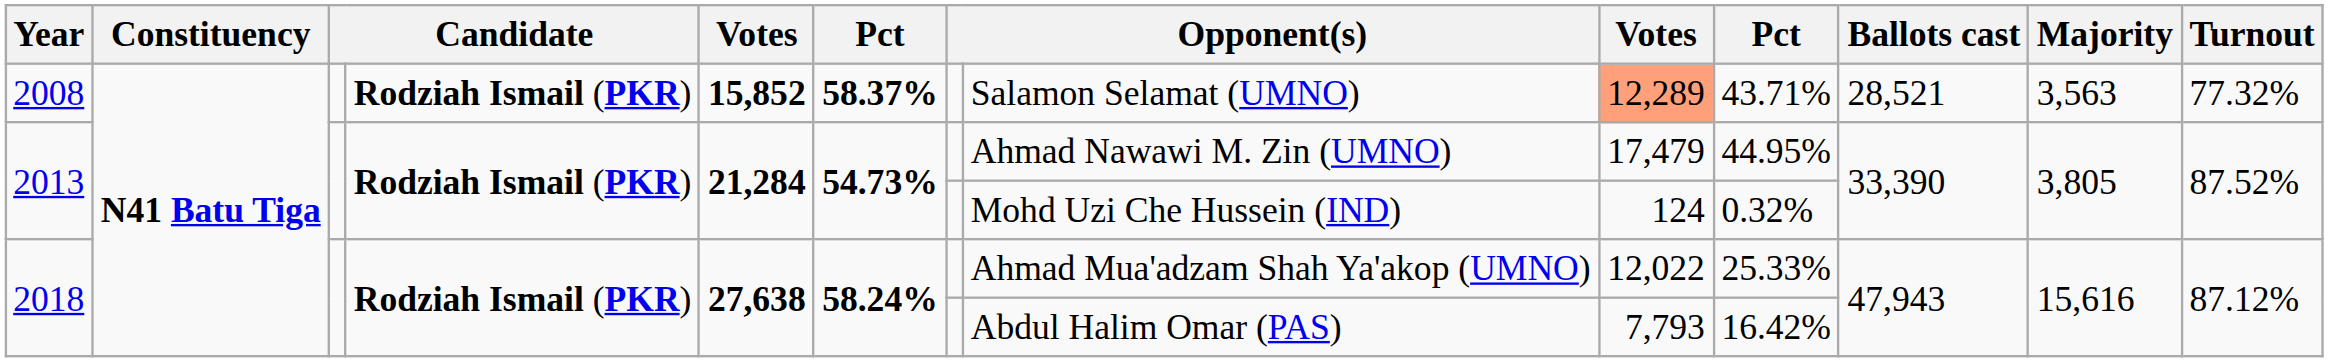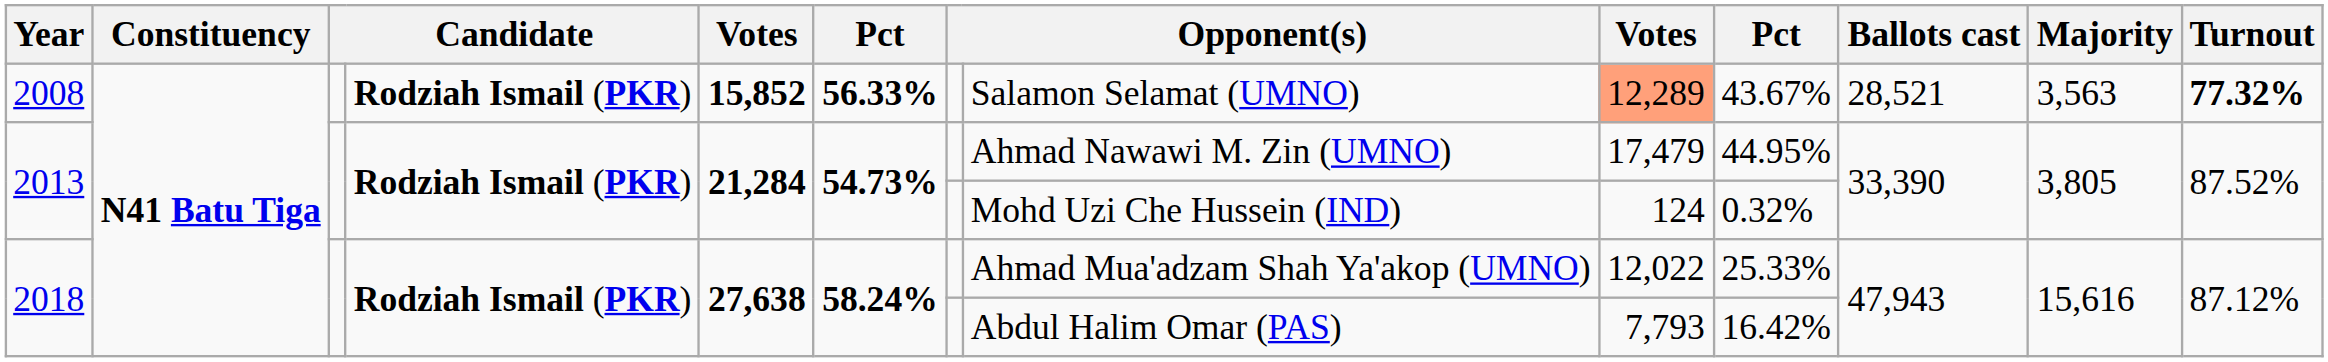(880, 92) 58.37% -> (880, 92) 56.33%
(1776, 92) 43.71% -> (1776, 92) 43.67%
(2244, 92) normal -> (2247, 92) bold
